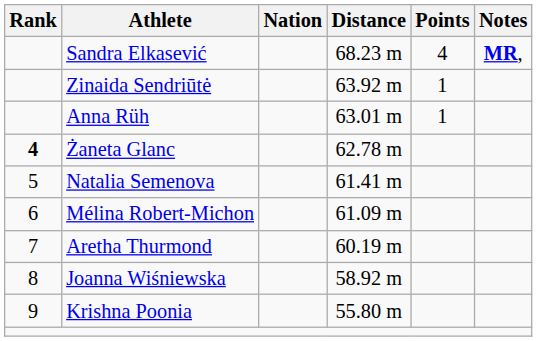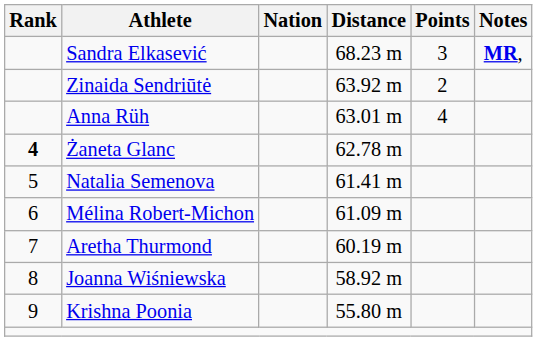(442, 52) 4 -> (442, 52) 3
(442, 85) 1 -> (442, 85) 2
(442, 117) 1 -> (442, 117) 4
